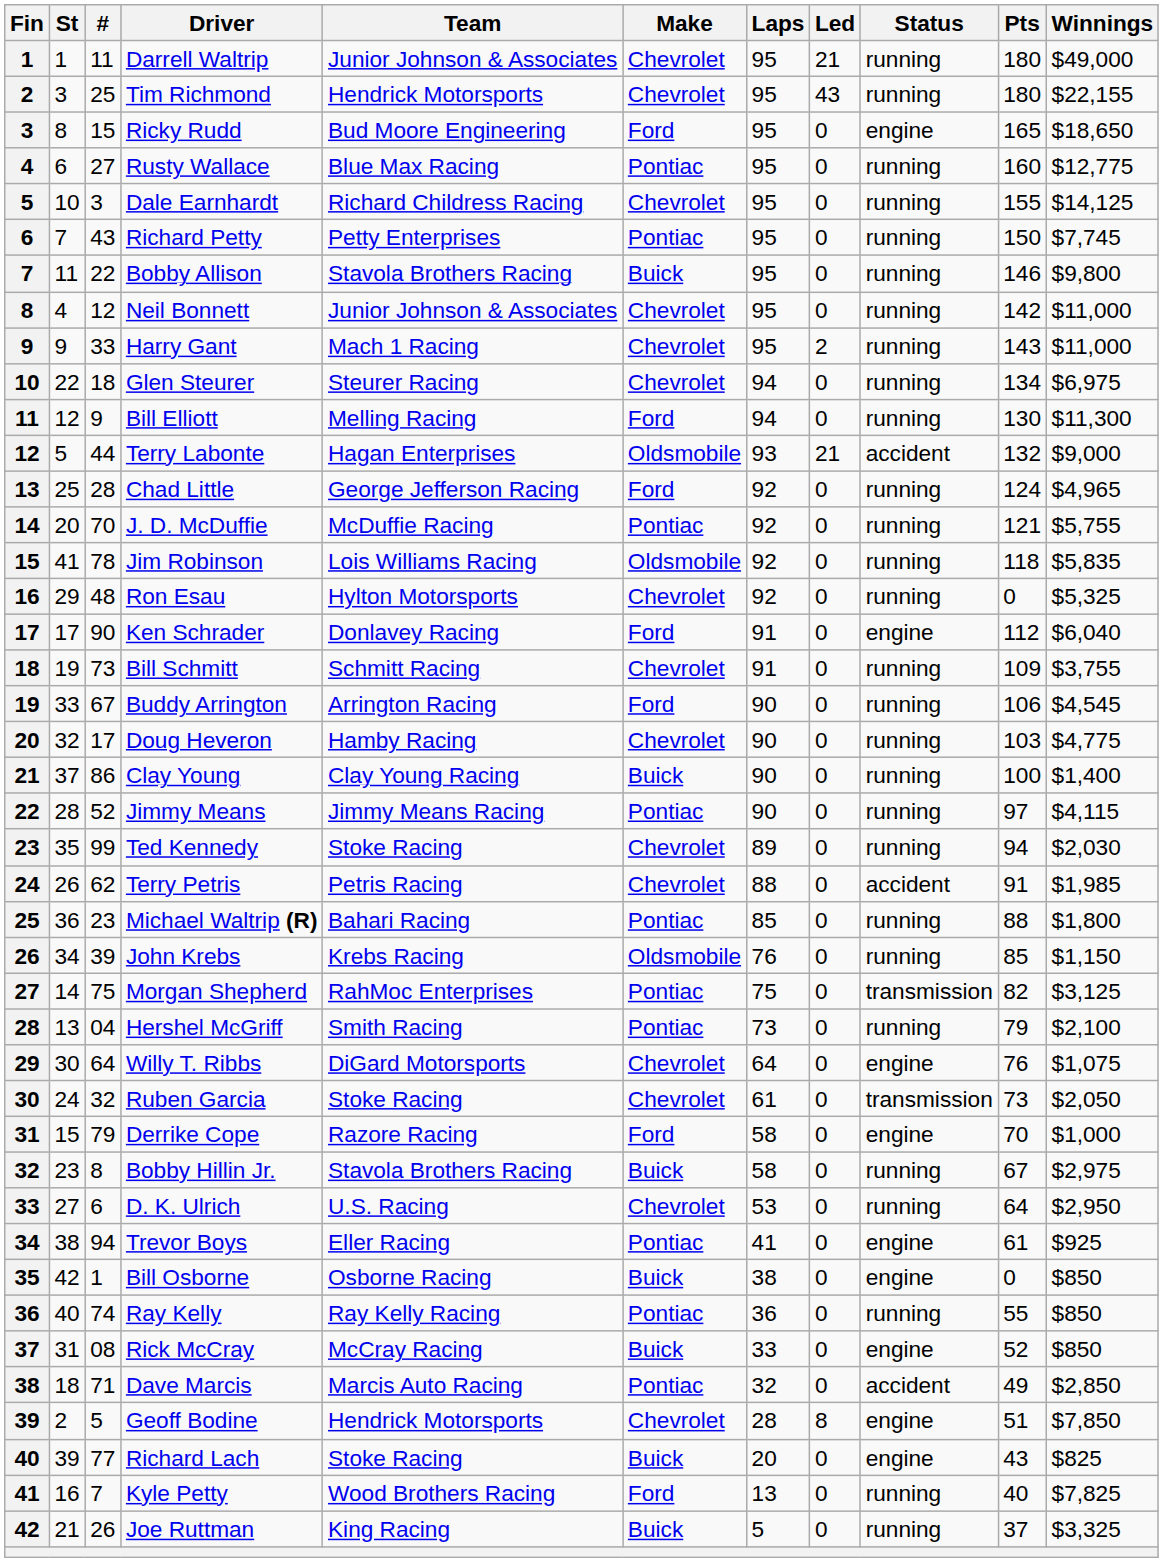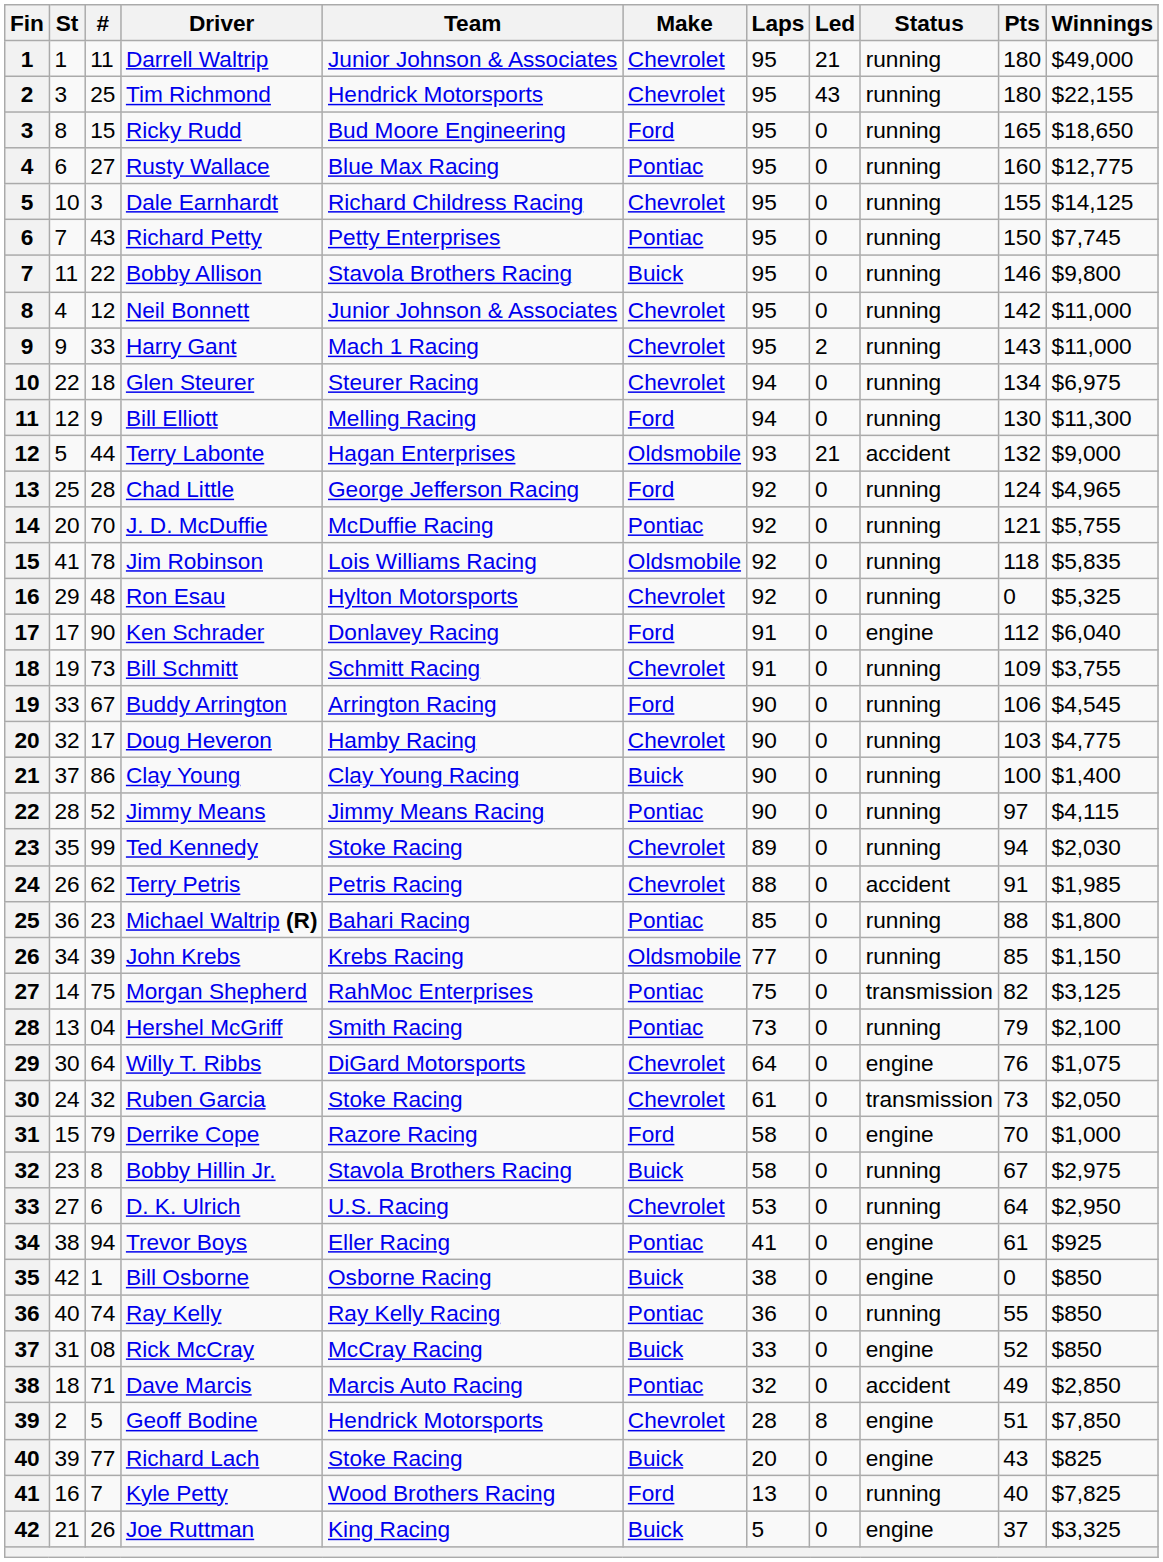(900, 130) engine -> (903, 130) running
(764, 955) 76 -> (764, 955) 77
(903, 1529) running -> (900, 1529) engine
